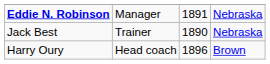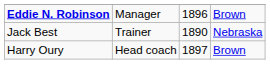(195, 14) 1891 -> (195, 14) 1896
(238, 14) Nebraska -> (229, 14) Brown
(195, 50) 1896 -> (195, 50) 1897
